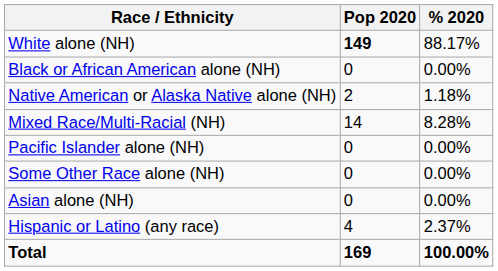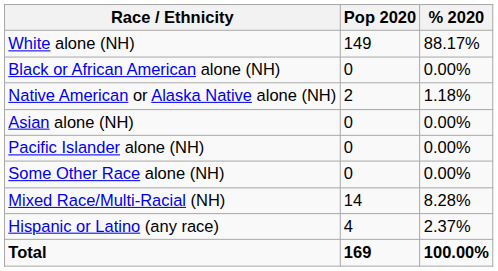(358, 43) bold -> (358, 43) normal
rows swapped: (71, 200) <-> (117, 122)
